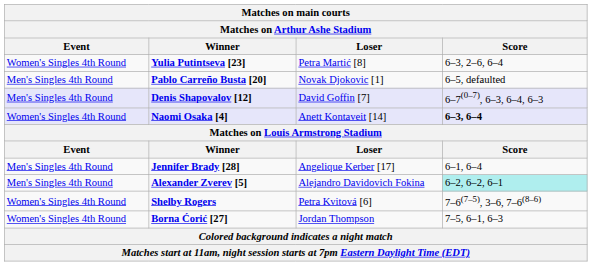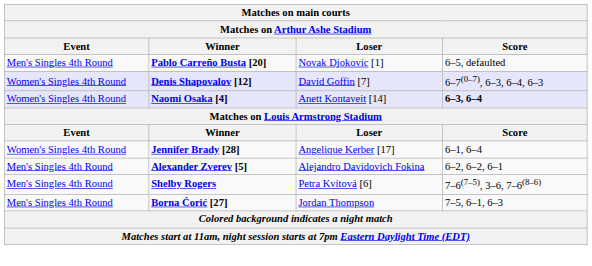- row: (198, 63)
(60, 98) Men's Singles 4th Round -> (66, 81) Women's Singles 4th Round
(60, 166) Men's Singles 4th Round -> (66, 149) Women's Singles 4th Round
(474, 183) paleturquoise background -> (474, 166) no background
(66, 201) Women's Singles 4th Round -> (60, 184) Men's Singles 4th Round
(66, 219) Women's Singles 4th Round -> (60, 202) Men's Singles 4th Round
